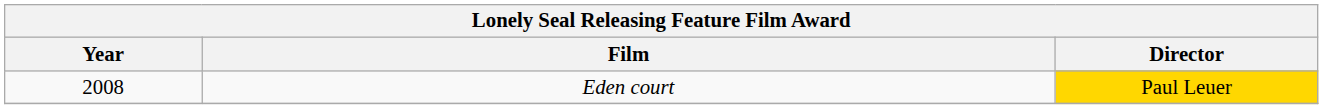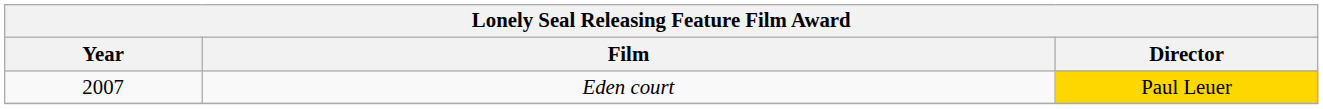(103, 86) 2008 -> (103, 86) 2007
